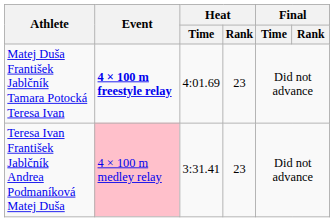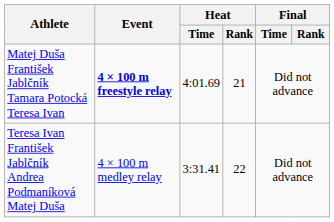(239, 84) 23 -> (239, 84) 21
(130, 170) pink background -> (130, 170) no background
(239, 170) 23 -> (239, 170) 22
